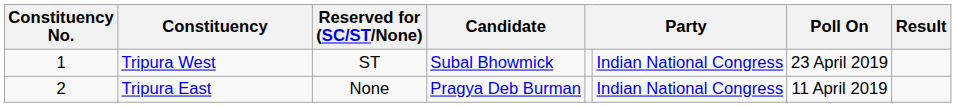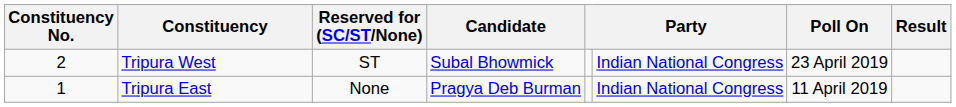(61, 62) 1 -> (61, 62) 2
(61, 89) 2 -> (61, 89) 1
